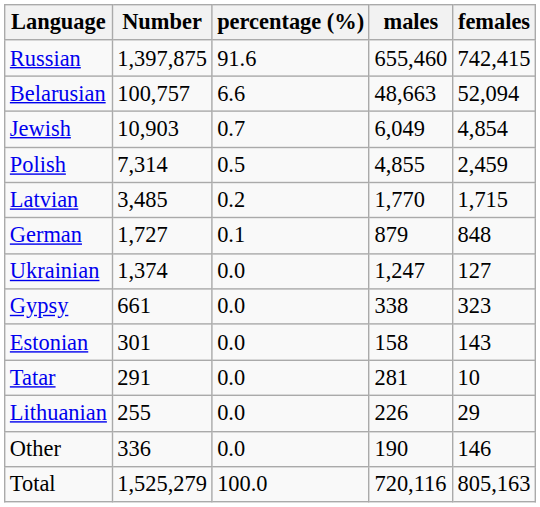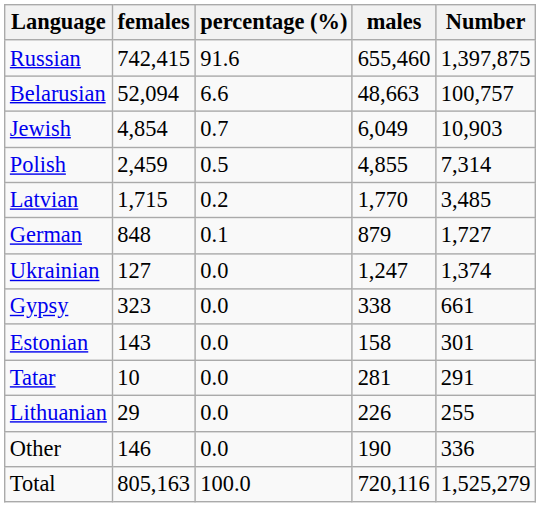columns swapped: (162, 22) <-> (494, 22)
